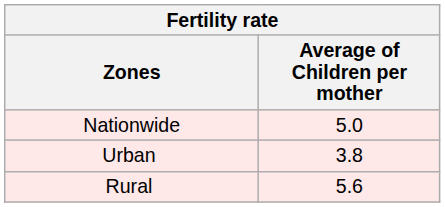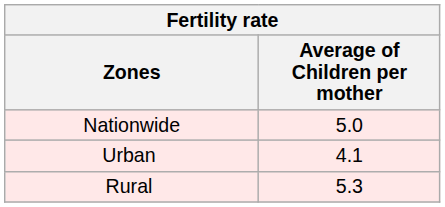(349, 156) 3.8 -> (349, 156) 4.1
(349, 186) 5.6 -> (349, 186) 5.3
